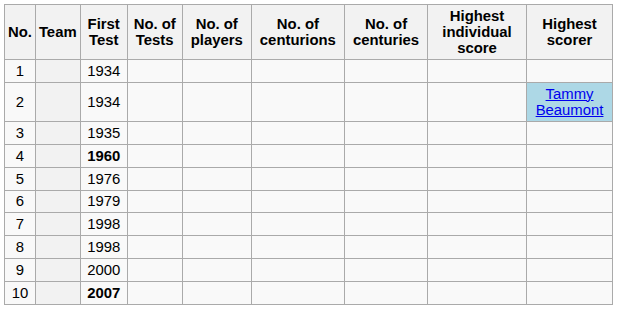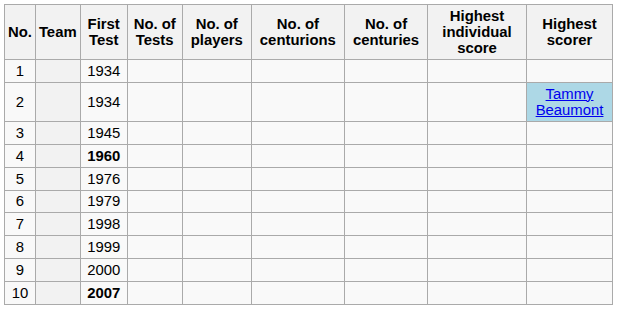(104, 133) 1935 -> (104, 133) 1945
(104, 247) 1998 -> (104, 247) 1999
